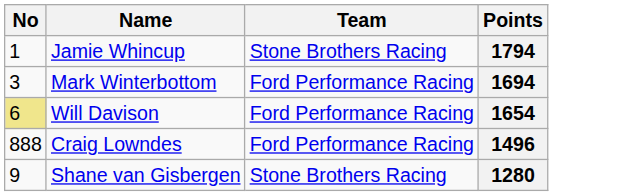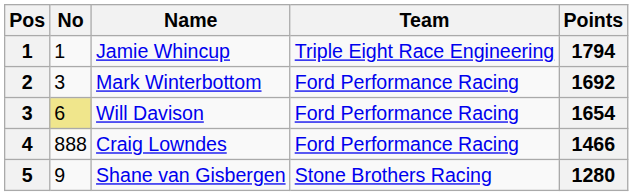+ column: (27, 20)
(348, 51) Stone Brothers Racing -> (424, 51) Triple Eight Race Engineering
(513, 82) 1694 -> (593, 82) 1692
(513, 145) 1496 -> (593, 145) 1466
